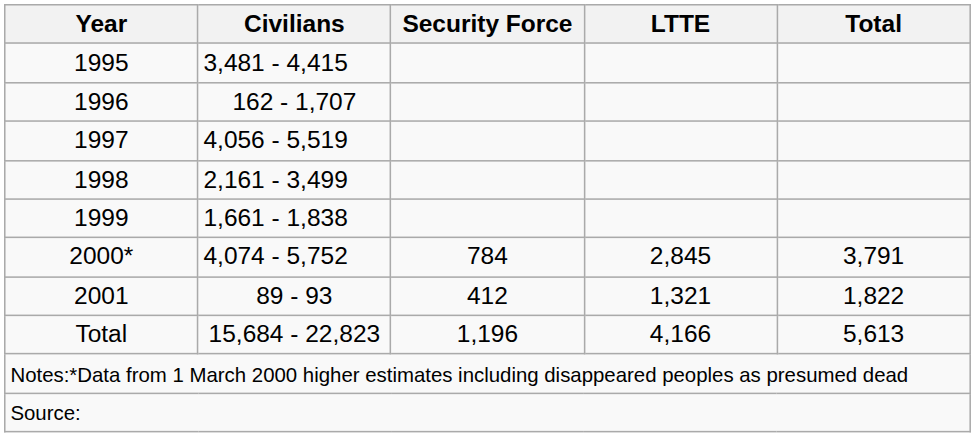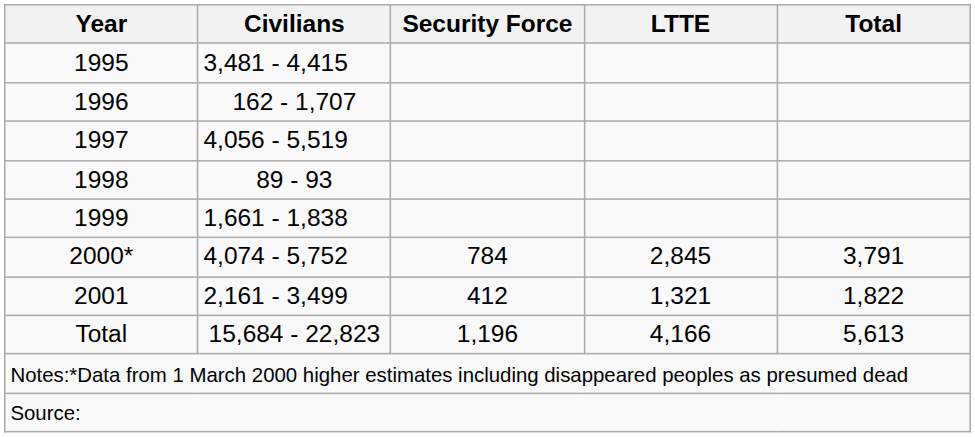(276, 179) 2,161 - 3,499 -> (294, 179) 89 - 93
(294, 295) 89 - 93 -> (276, 295) 2,161 - 3,499
